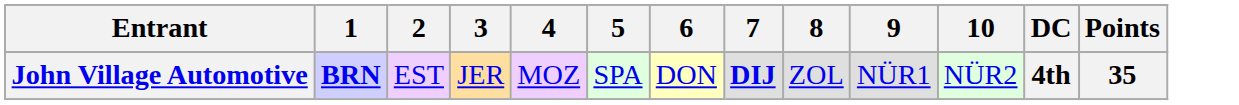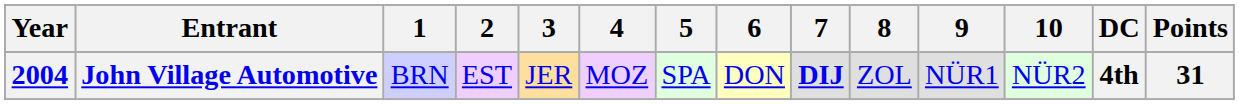+ column: (40, 28)
(351, 74) bold -> (420, 74) normal
(1122, 74) 35 -> (1190, 74) 31
